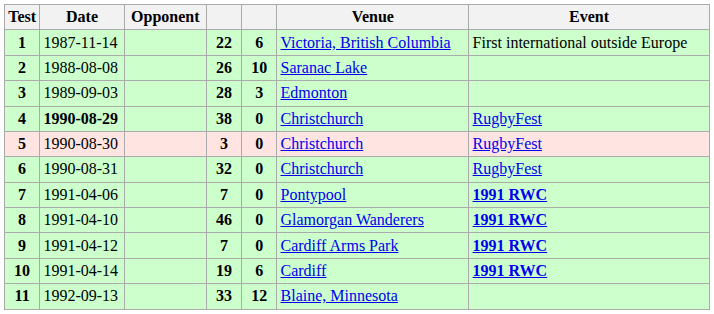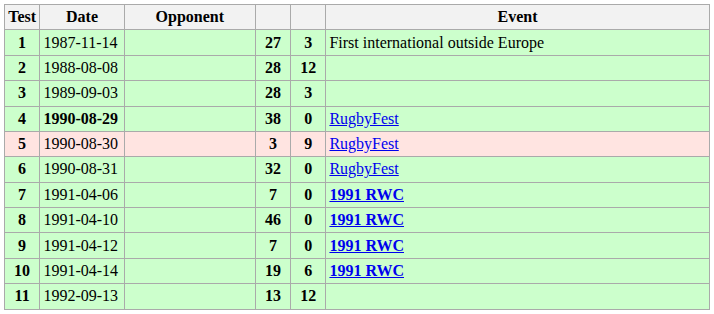- column: (373, 17)
(224, 42) 22 -> (273, 42) 27
(259, 42) 6 -> (308, 42) 3
(224, 67) 26 -> (273, 67) 28
(259, 67) 10 -> (308, 67) 12
(259, 144) 0 -> (308, 144) 9
(224, 296) 33 -> (273, 296) 13
